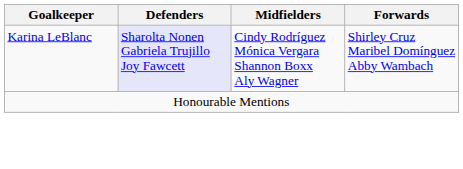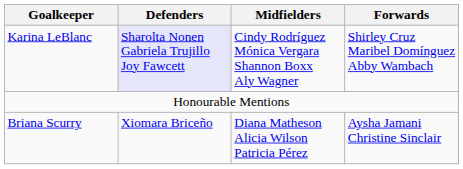+ row: (45, 123)
